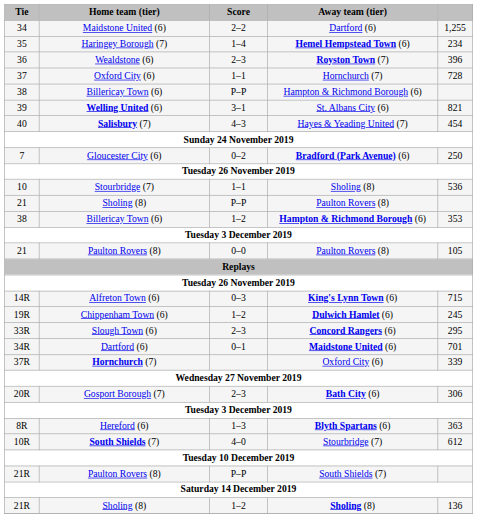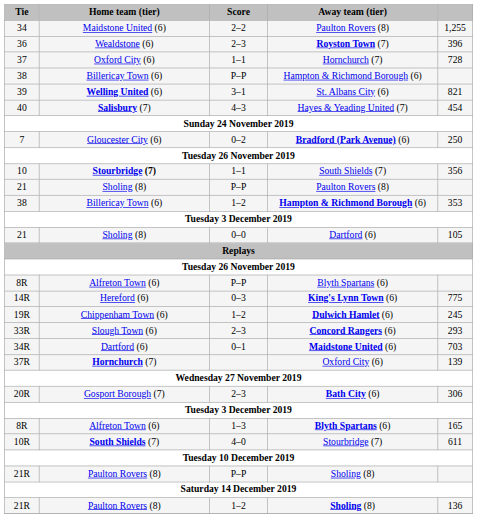(353, 28) Dartford (6) -> (353, 28) Paulton Rovers (8)
- row: (22, 44)
(124, 187) normal -> (124, 171) bold
(353, 187) Sholing (8) -> (353, 171) South Shields (7)
(455, 187) 536 -> (455, 171) 356
(124, 251) Paulton Rovers (8) -> (124, 235) Sholing (8)
(353, 251) Paulton Rovers (8) -> (353, 235) Dartford (6)
+ row: (22, 283)
(124, 299) Alfreton Town (6) -> (124, 299) Hereford (6)
(455, 299) 715 -> (455, 299) 775
(455, 331) 295 -> (455, 331) 293
(455, 347) 701 -> (455, 347) 703
(455, 362) 339 -> (455, 362) 139
(124, 426) Hereford (6) -> (124, 426) Alfreton Town (6)
(455, 426) 363 -> (455, 426) 165
(455, 442) 612 -> (455, 442) 611
(353, 474) South Shields (7) -> (353, 474) Sholing (8)
(124, 506) Sholing (8) -> (124, 506) Paulton Rovers (8)
